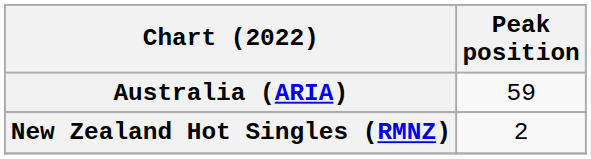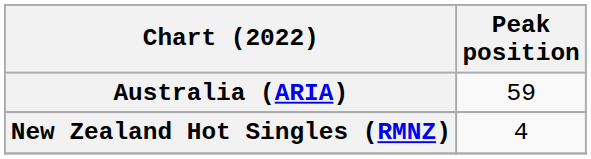(521, 133) 2 -> (521, 133) 4
